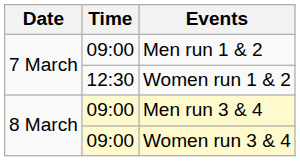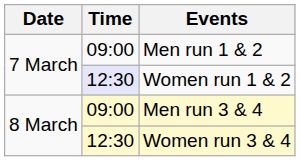(110, 79) no background -> (110, 79) lavender background
(110, 140) 09:00 -> (110, 140) 12:30
